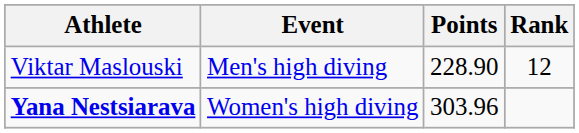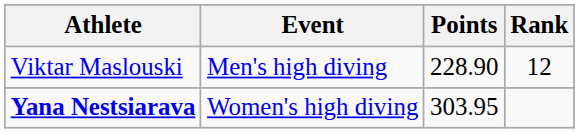(464, 107) 303.96 -> (464, 107) 303.95
